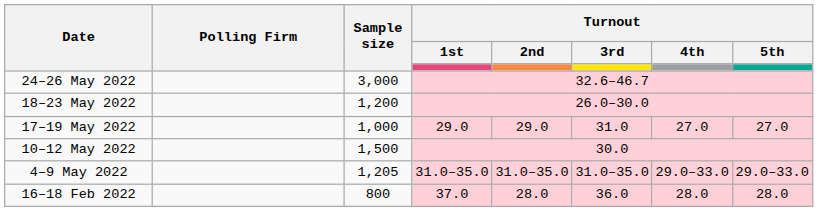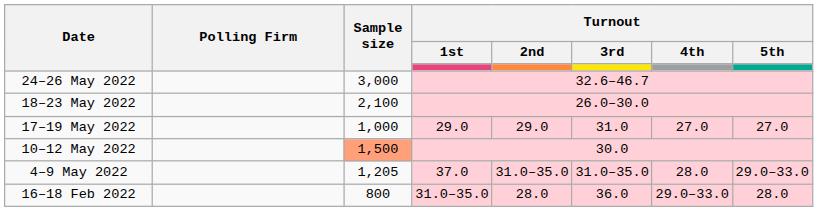(378, 104) 1,200 -> (378, 104) 2,100
(378, 149) no background -> (378, 149) lightsalmon background
(452, 172) 31.0–35.0 -> (452, 172) 37.0
(692, 172) 29.0–33.0 -> (692, 172) 28.0
(452, 195) 37.0 -> (452, 195) 31.0–35.0
(692, 195) 28.0 -> (692, 195) 29.0–33.0
